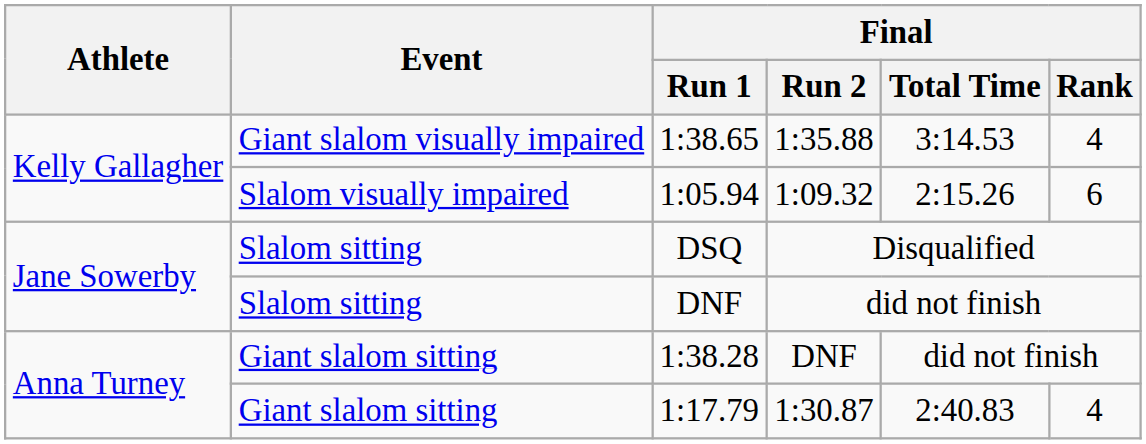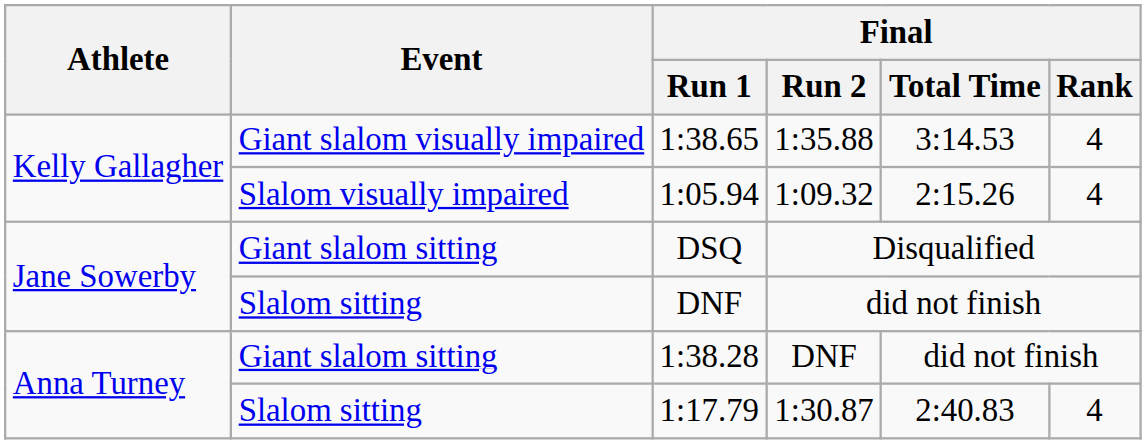(1094, 194) 6 -> (1094, 194) 4
(330, 248) Slalom sitting -> (368, 248) Giant slalom sitting
(368, 411) Giant slalom sitting -> (330, 411) Slalom sitting
